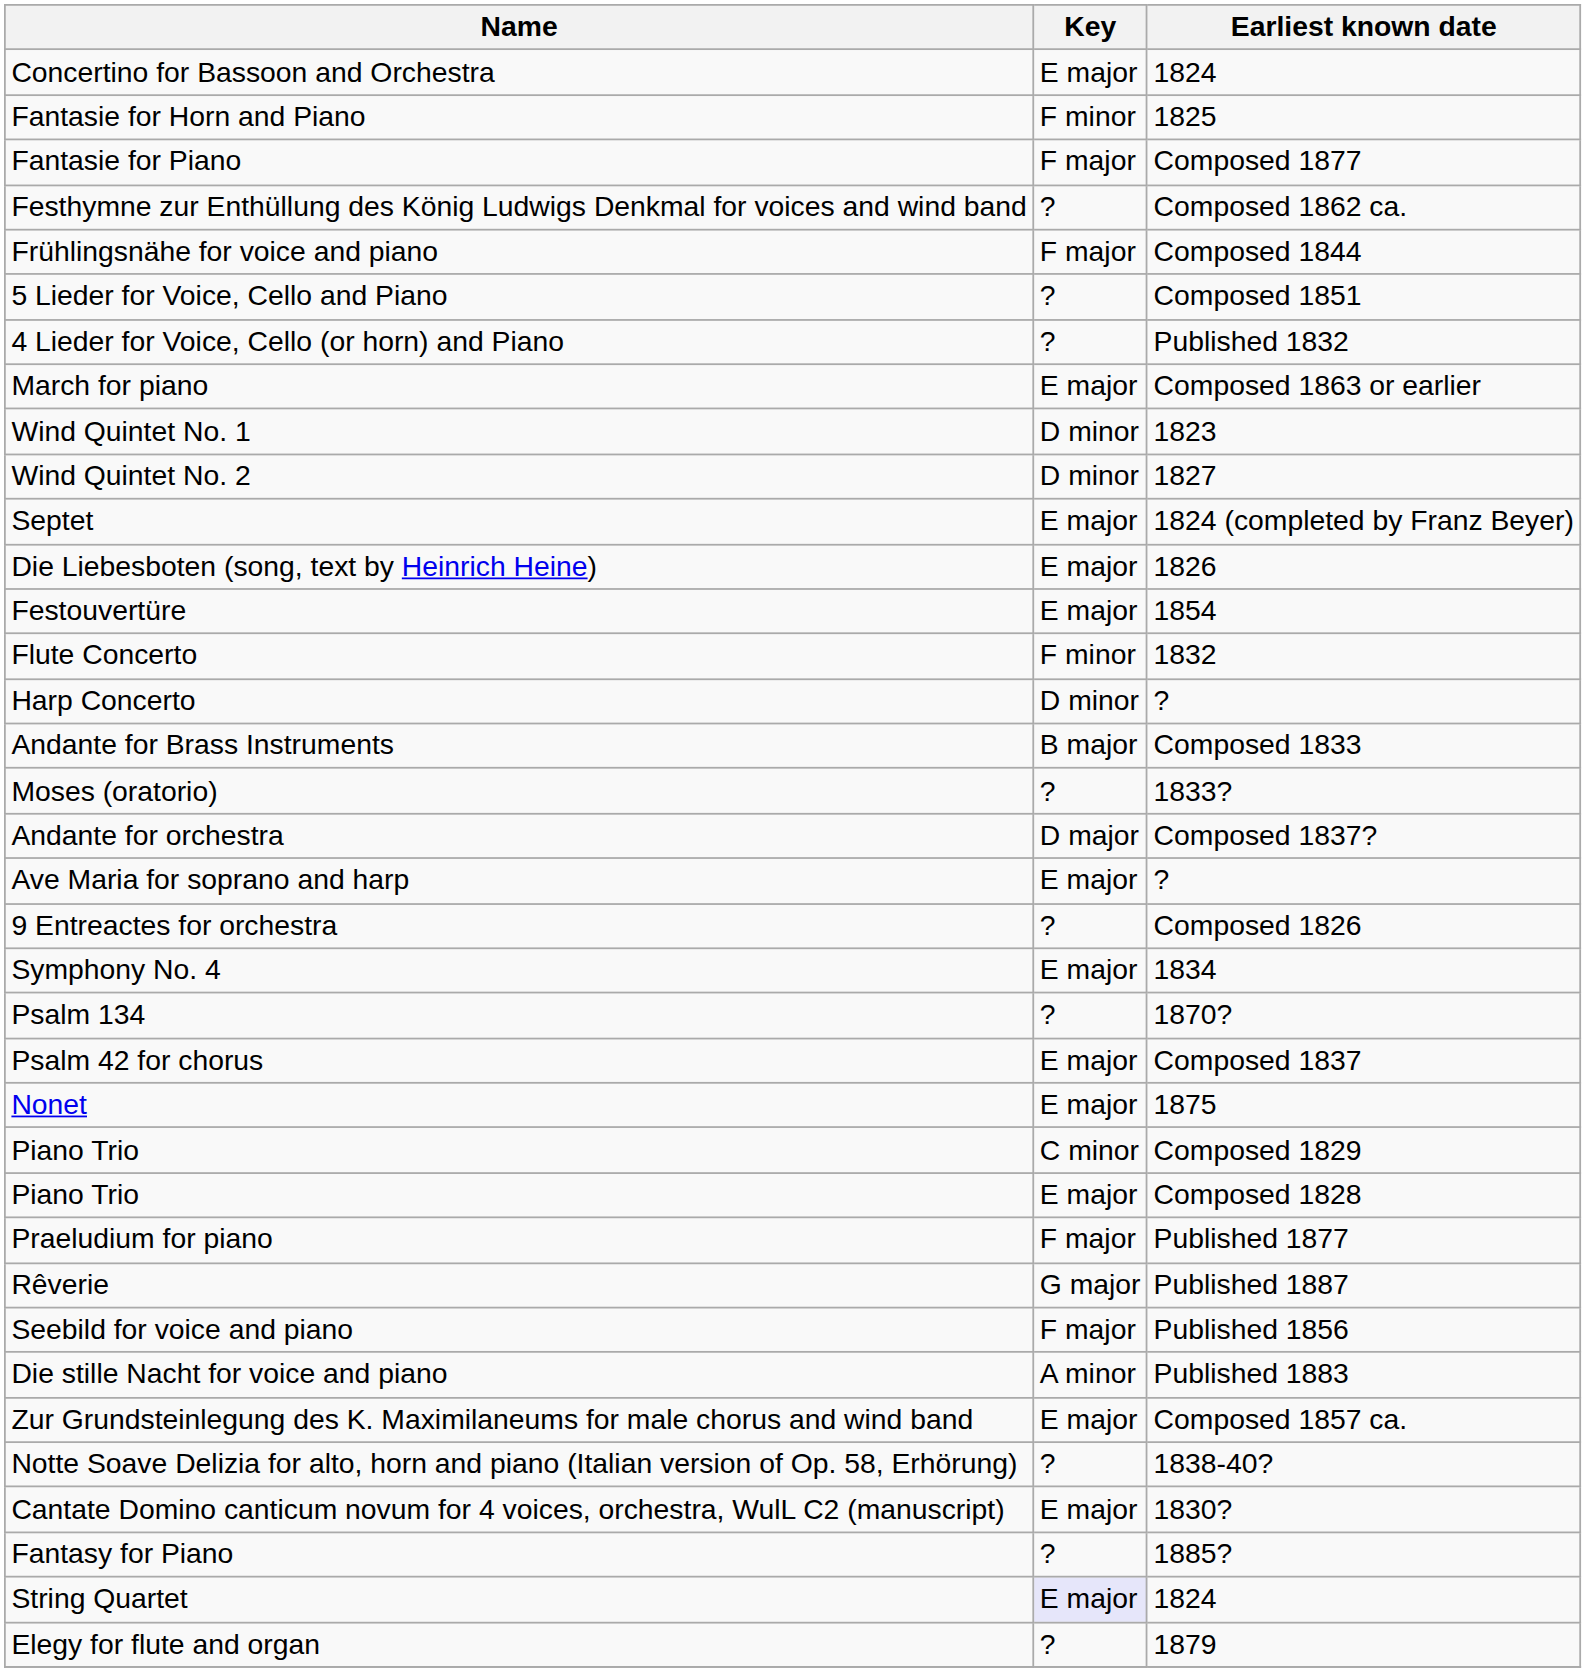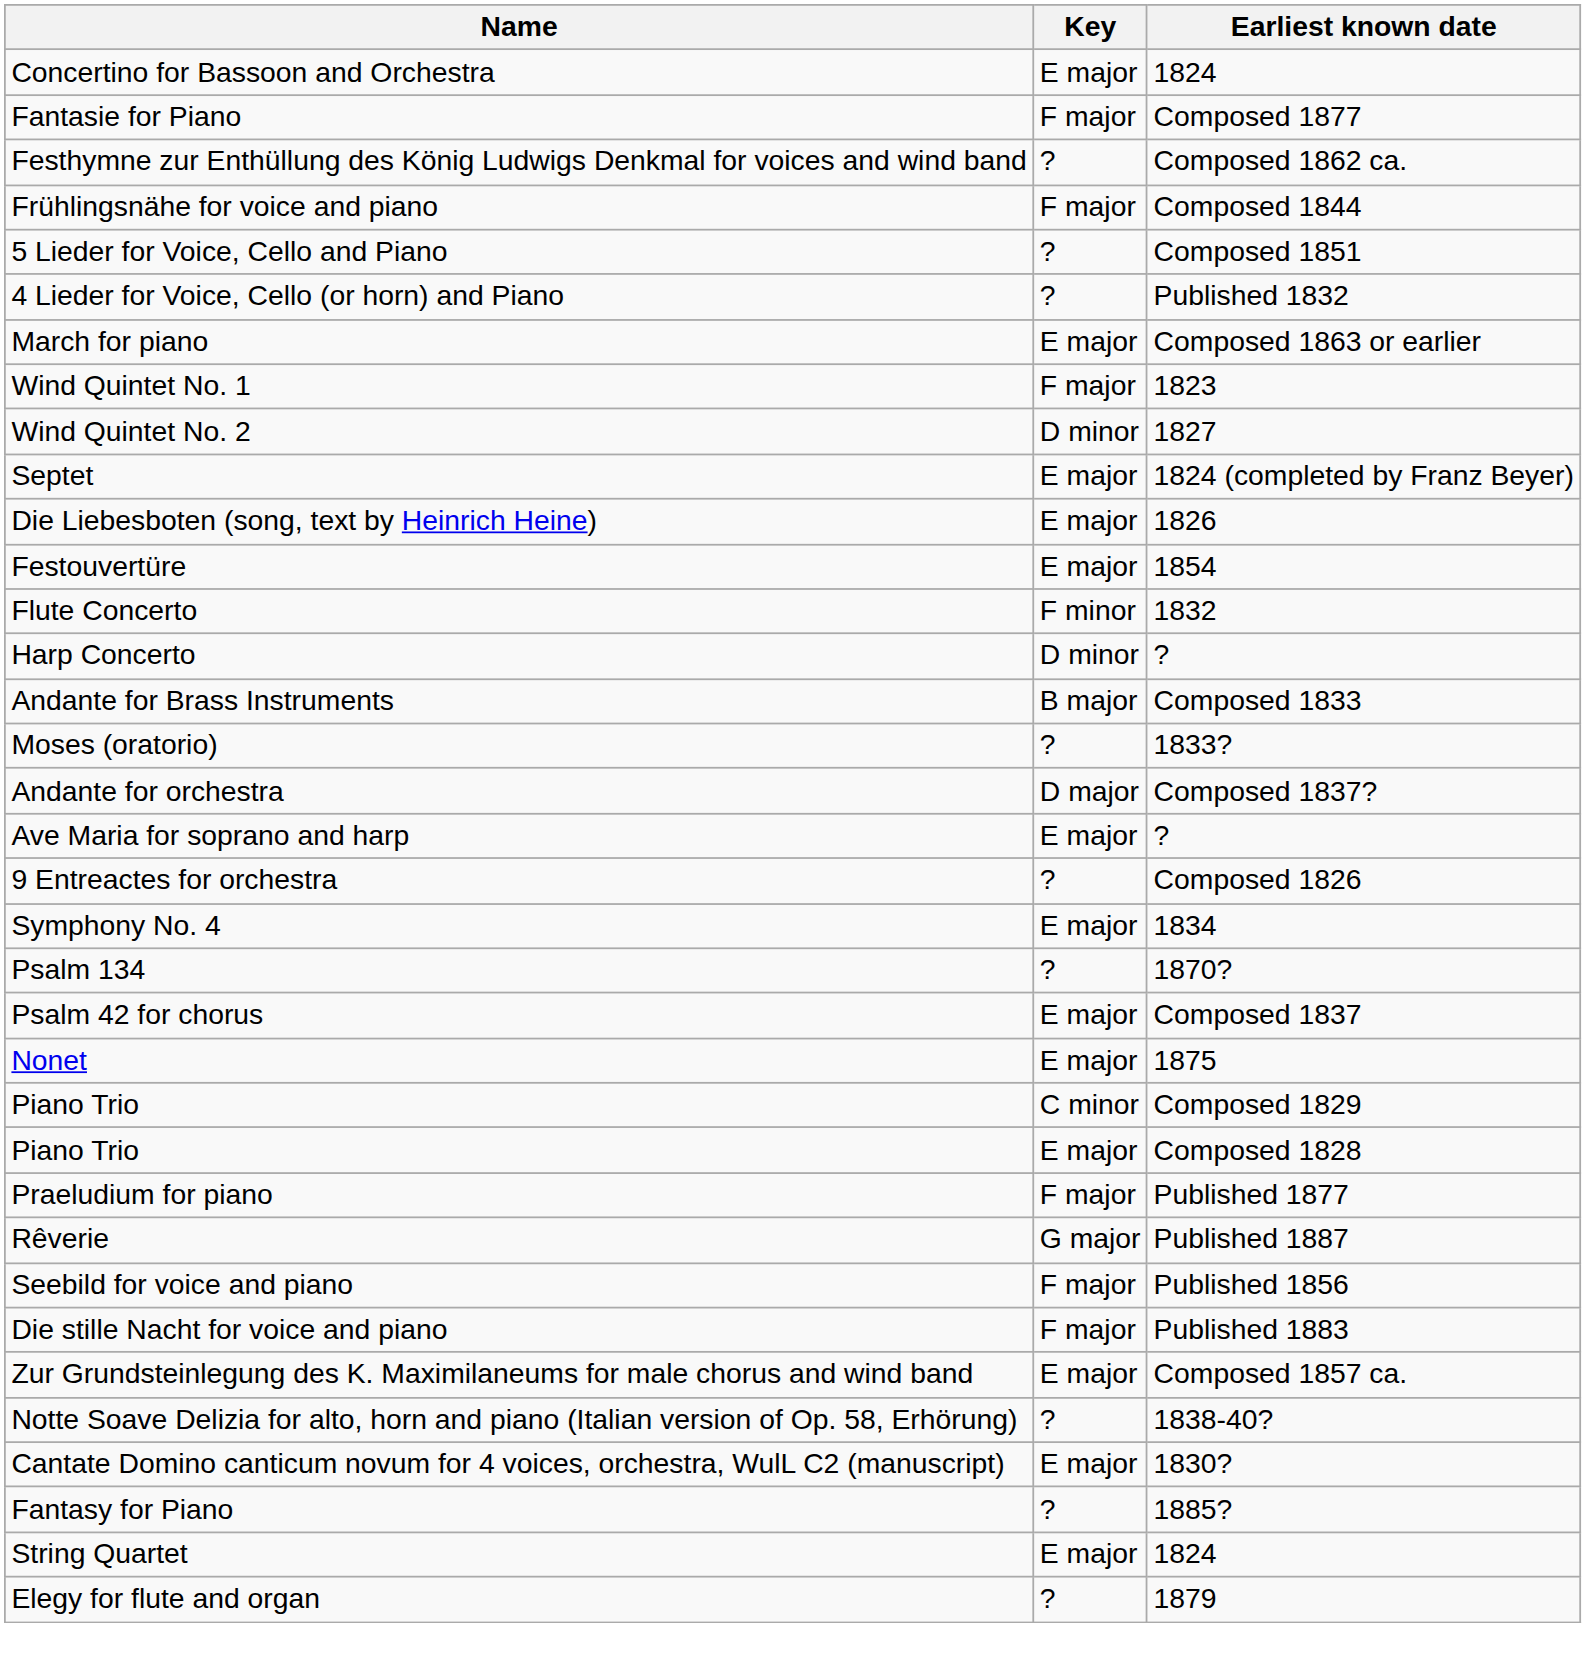- row: (189, 116)
(1089, 431) D minor -> (1088, 386) F major
(1088, 1374) A minor -> (1088, 1329) F major
(1089, 1598) lavender background -> (1089, 1554) no background
